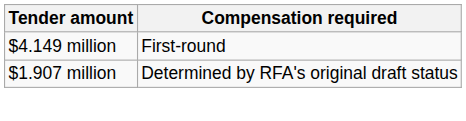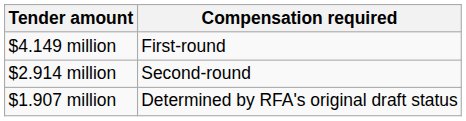+ row: (62, 73)
